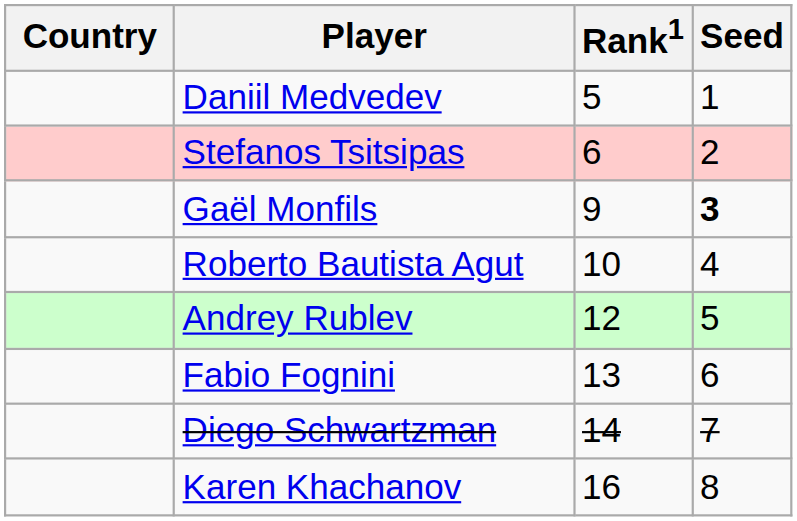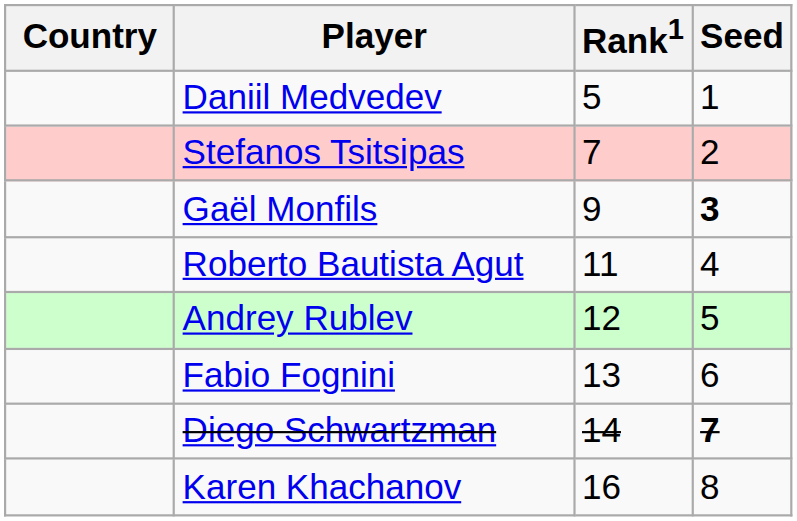(592, 152) 6 -> (592, 152) 7
(602, 264) 10 -> (600, 264) 11
(710, 430) normal -> (710, 430) bold
